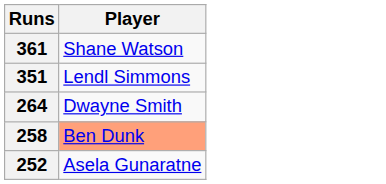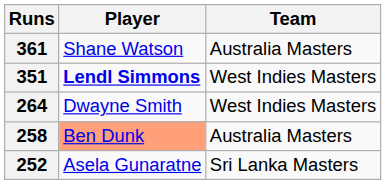+ column: (293, 19)
(127, 77) normal -> (132, 77) bold
